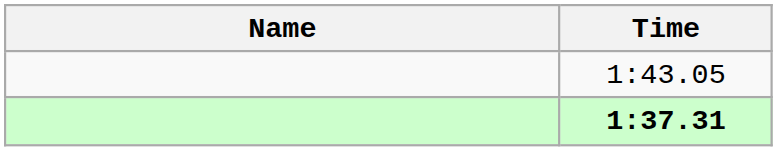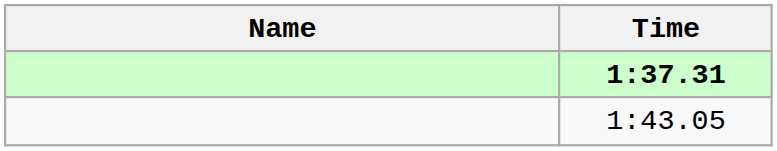rows swapped: (666, 121) <-> (666, 75)
